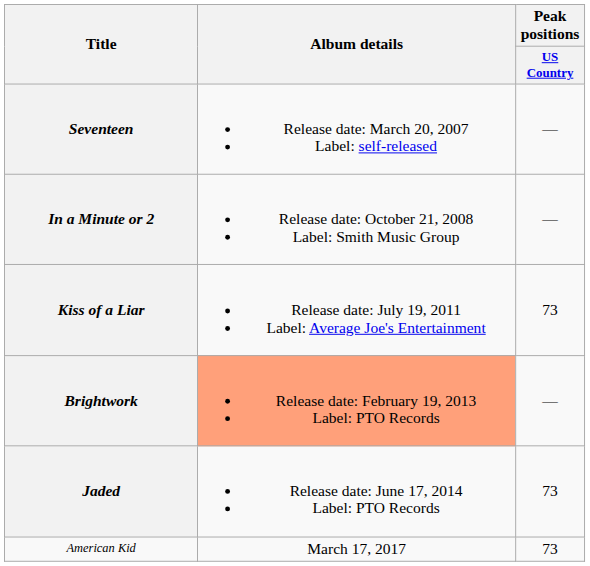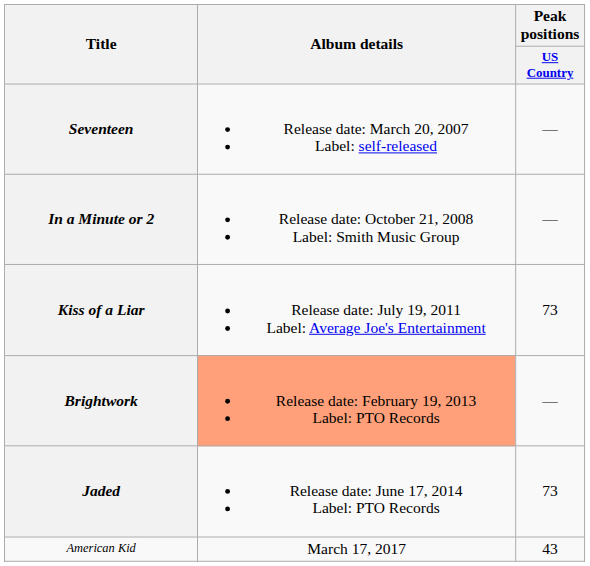(550, 548) 73 -> (550, 548) 43
